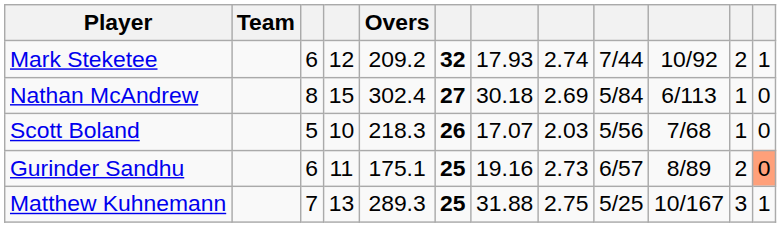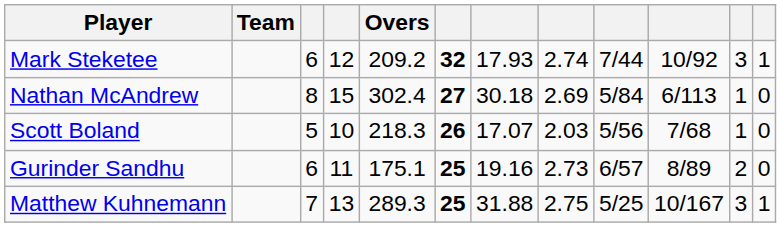(741, 58) 2 -> (741, 58) 3
(764, 167) lightsalmon background -> (764, 167) no background
